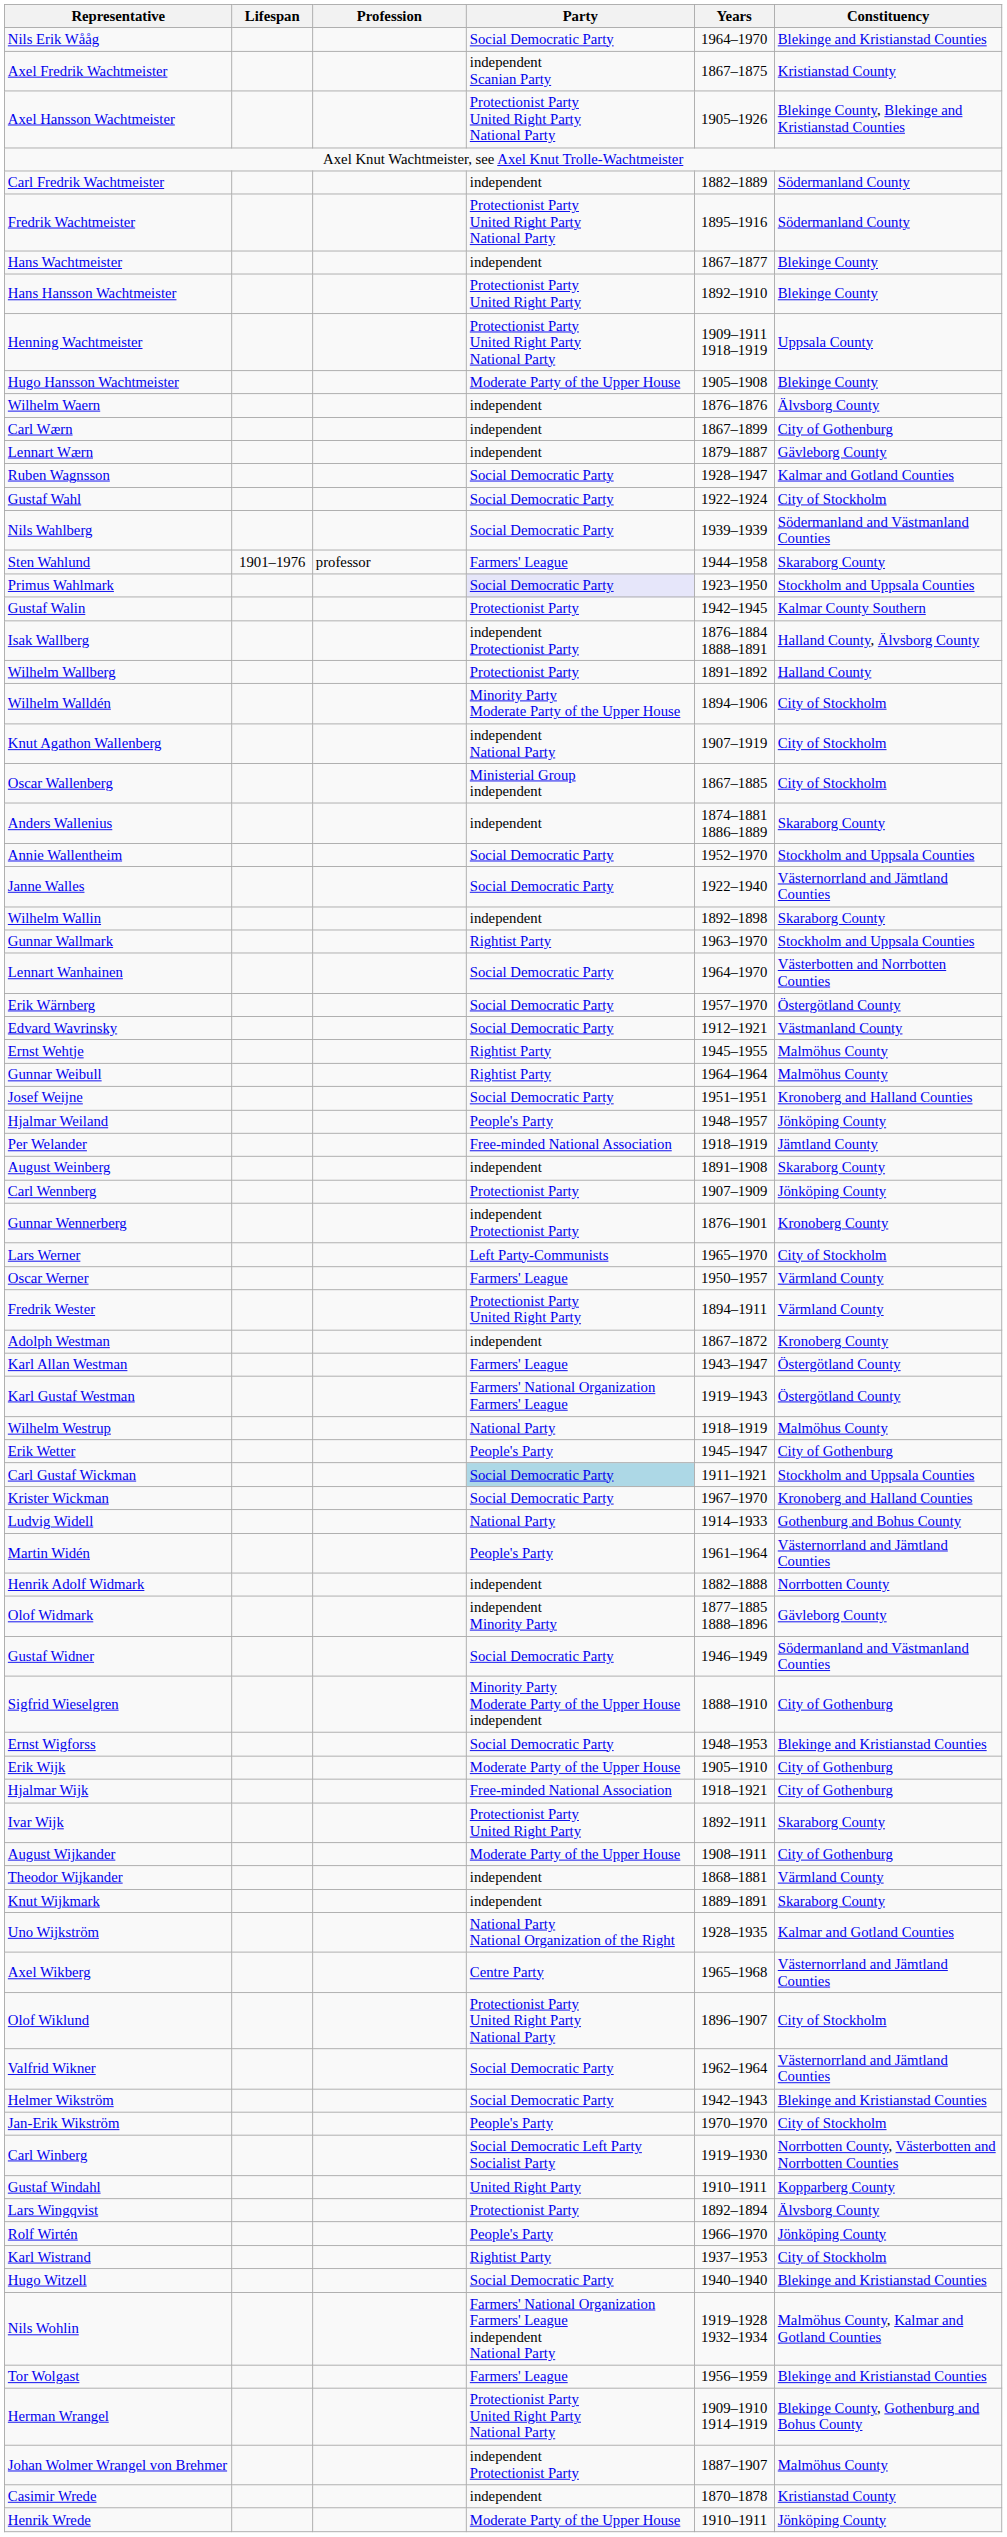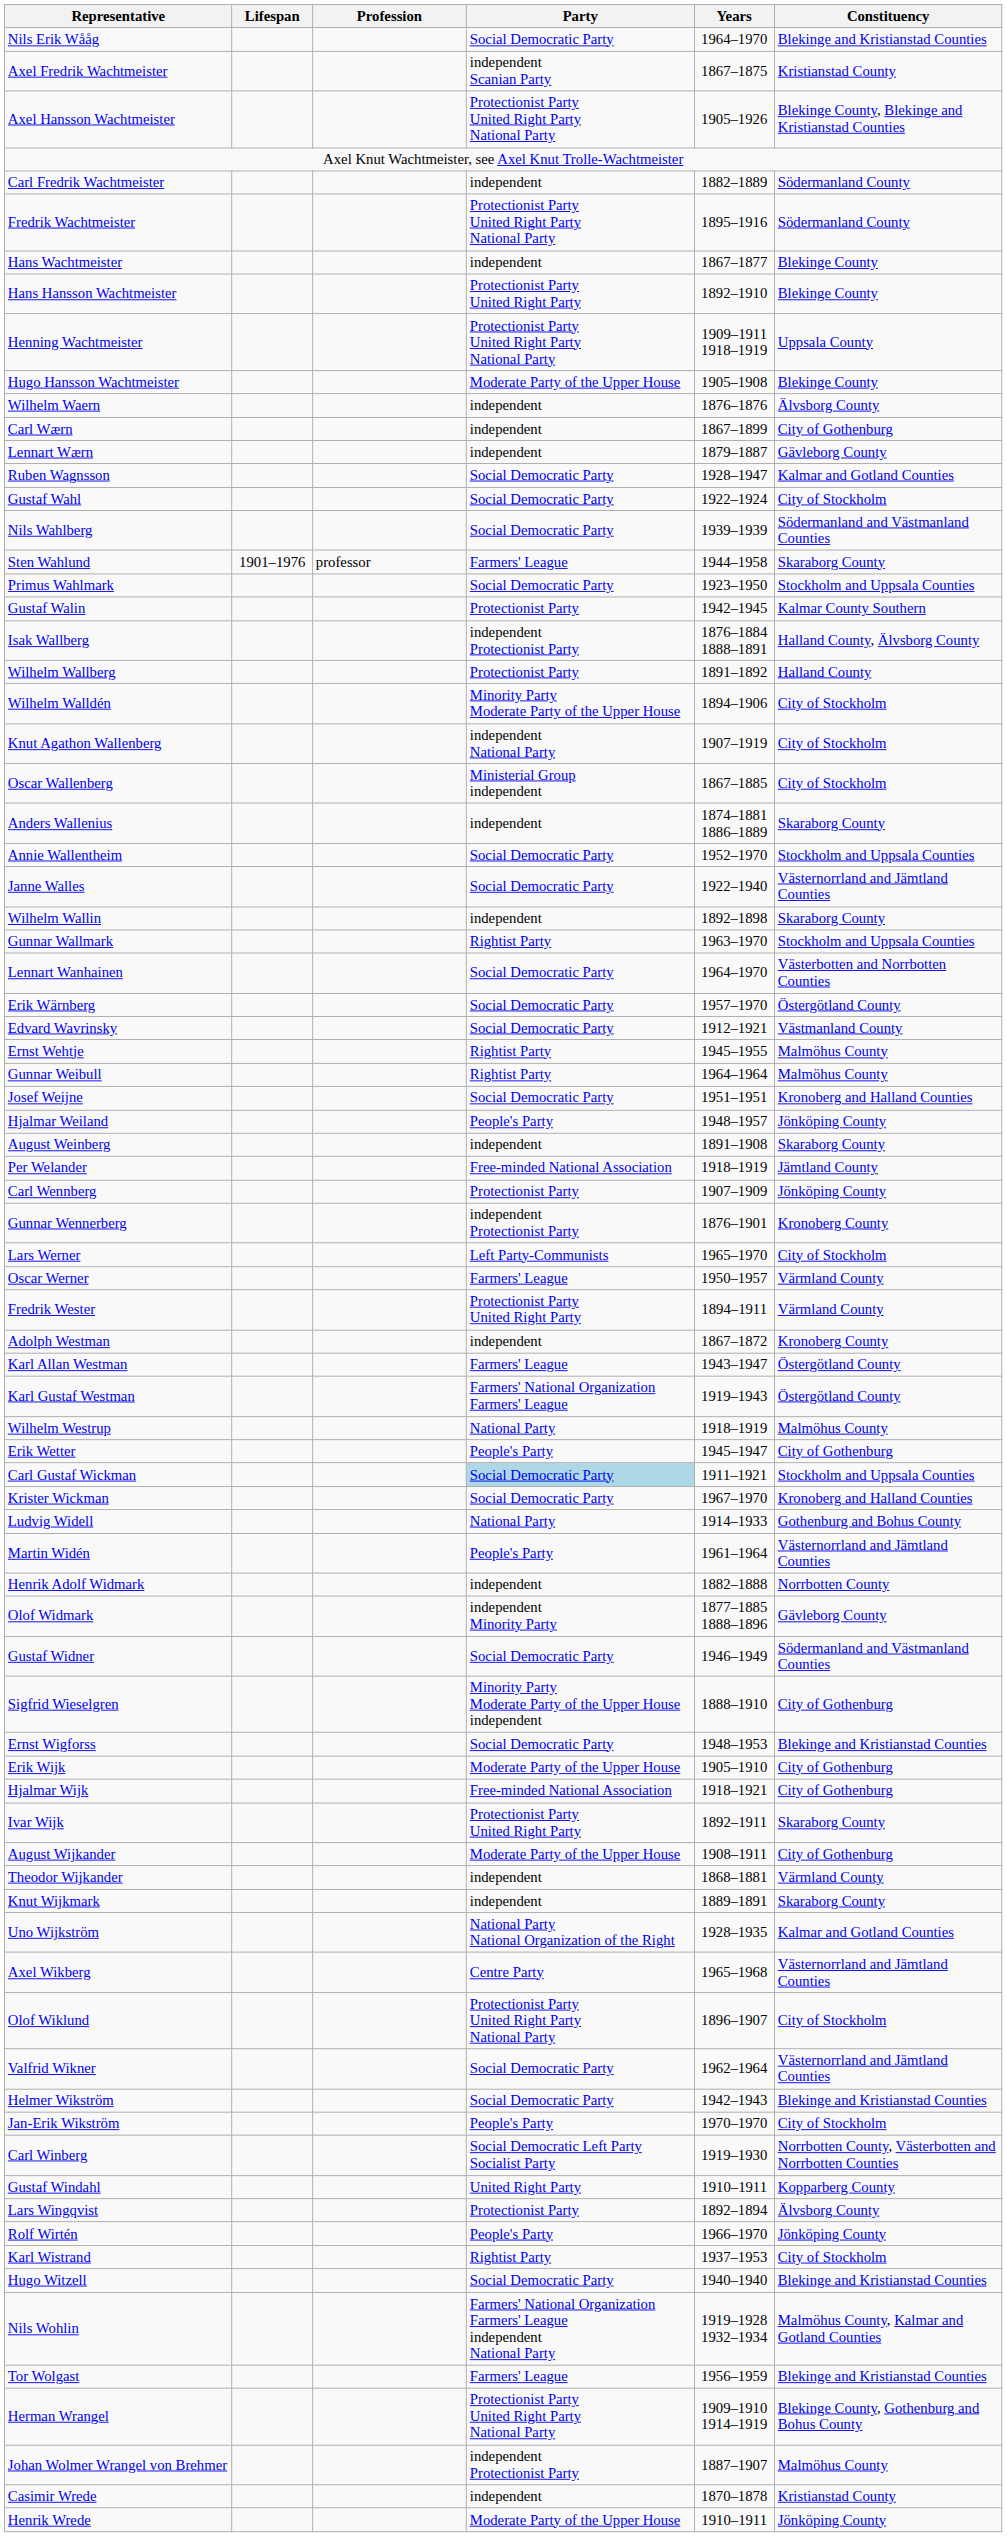(542, 585) lavender background -> (542, 585) no background
rows swapped: (59, 1168) <-> (47, 1144)
